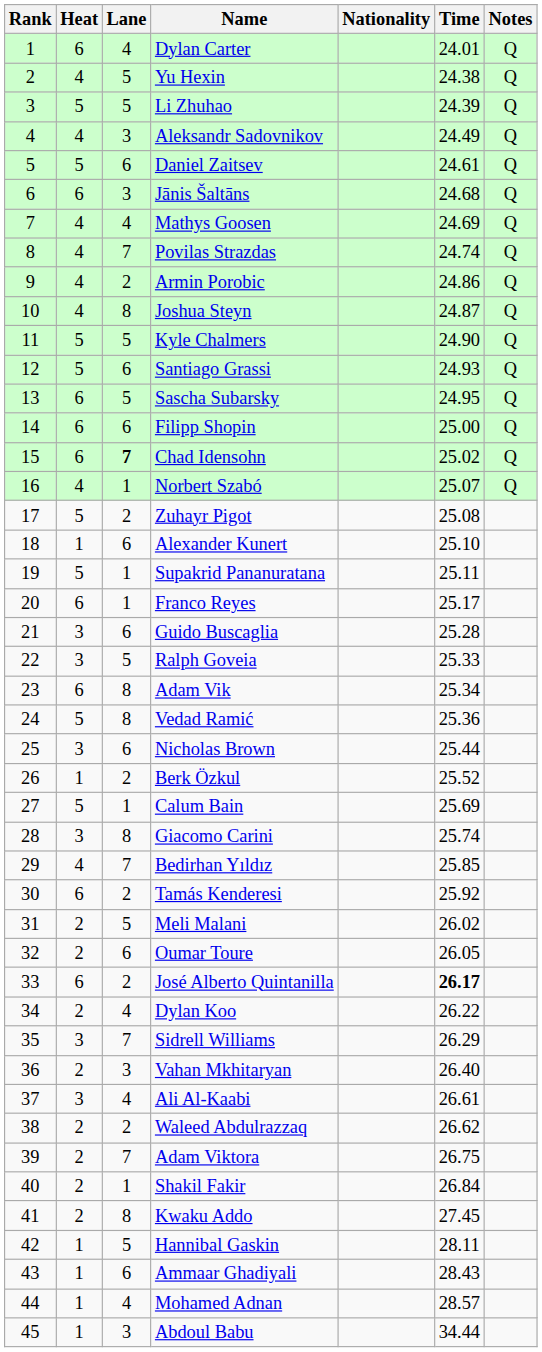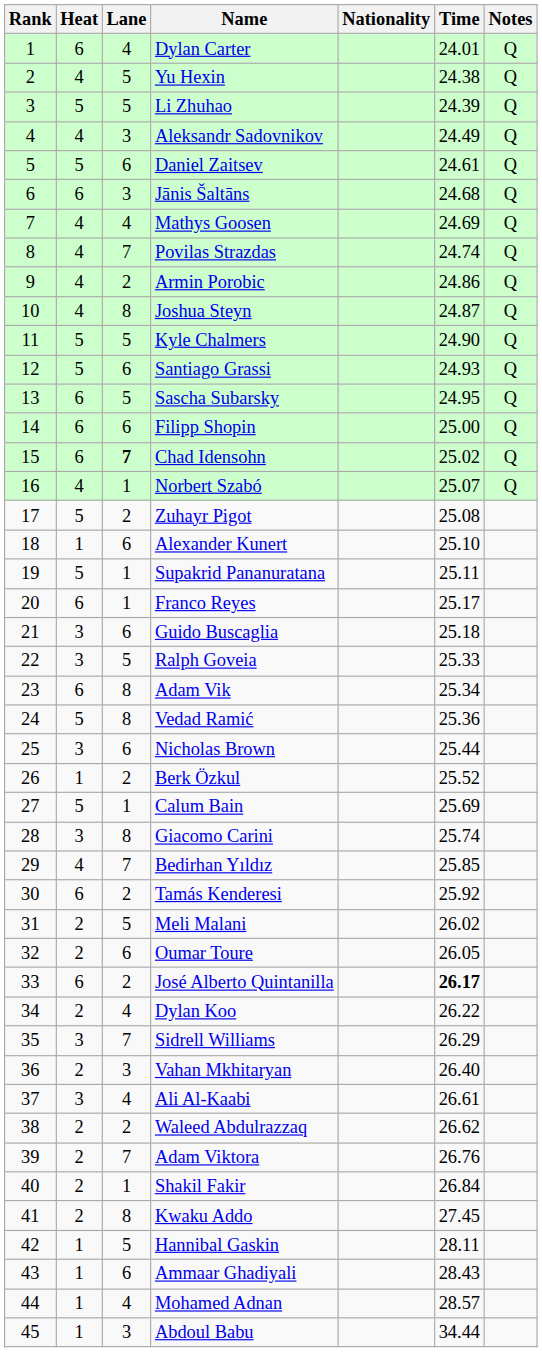(459, 631) 25.28 -> (459, 631) 25.18
(459, 1157) 26.75 -> (459, 1157) 26.76
